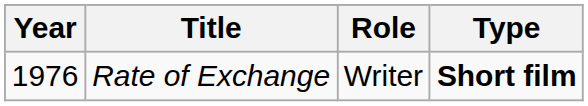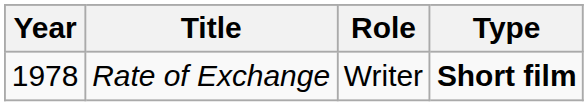(45, 75) 1976 -> (45, 75) 1978
